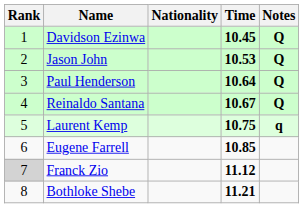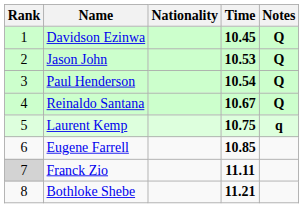(240, 81) 10.64 -> (240, 81) 10.54
(240, 170) 11.12 -> (240, 170) 11.11
